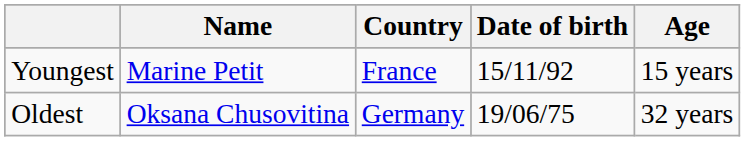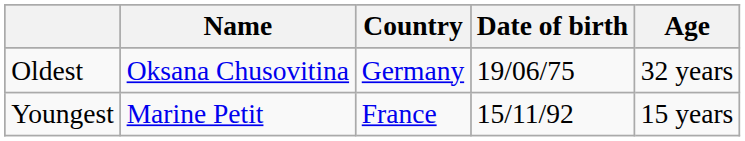rows swapped: (63, 69) <-> (47, 113)
